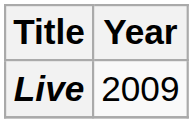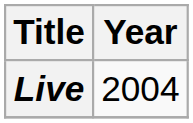(140, 88) 2009 -> (140, 88) 2004
